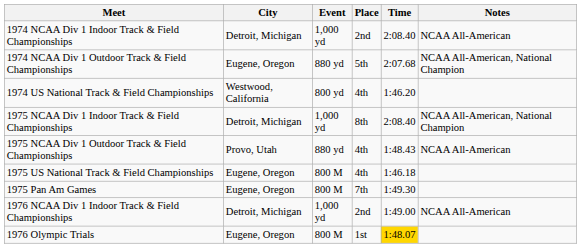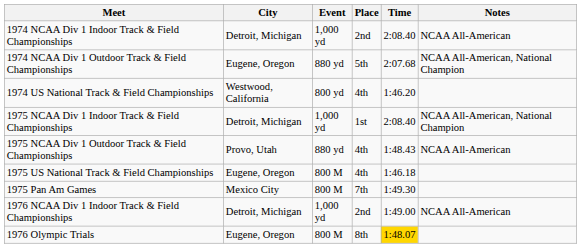(361, 121) 8th -> (361, 121) 1st
(260, 189) Eugene, Oregon -> (252, 189) Mexico City
(361, 234) 1st -> (361, 234) 8th
